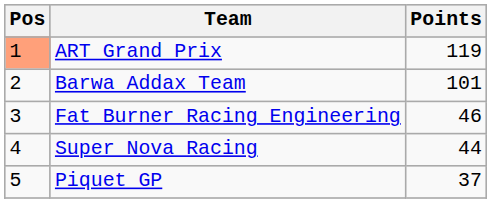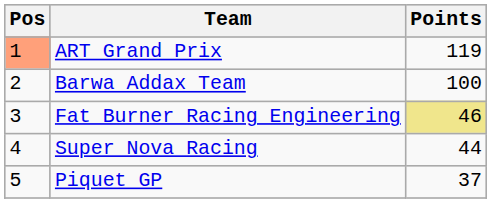(464, 85) 101 -> (464, 85) 100
(470, 117) no background -> (470, 117) khaki background
